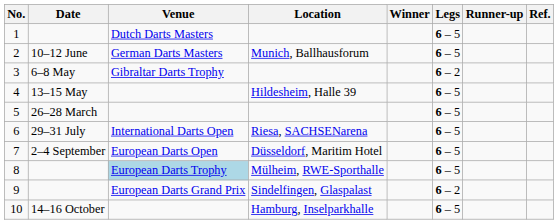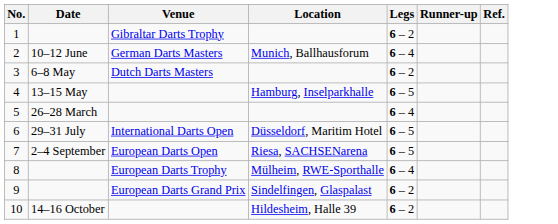- column: (410, 14)
(162, 33) Dutch Darts Masters -> (167, 33) Gibraltar Darts Trophy
(448, 33) 6 – 5 -> (402, 33) 6 – 2
(448, 53) 6 – 5 -> (402, 53) 6 – 4
(167, 72) Gibraltar Darts Trophy -> (162, 72) Dutch Darts Masters
(304, 92) Hildesheim, Halle 39 -> (312, 92) Hamburg, Inselparkhalle
(448, 111) 6 – 5 -> (402, 111) 6 – 4
(309, 131) Riesa, SACHSENarena -> (317, 131) Düsseldorf, Maritim Hotel
(317, 151) Düsseldorf, Maritim Hotel -> (309, 151) Riesa, SACHSENarena
(169, 170) lightblue background -> (169, 170) no background
(448, 170) 6 – 5 -> (402, 170) 6 – 4
(312, 209) Hamburg, Inselparkhalle -> (304, 209) Hildesheim, Halle 39
(448, 209) 6 – 5 -> (402, 209) 6 – 2
